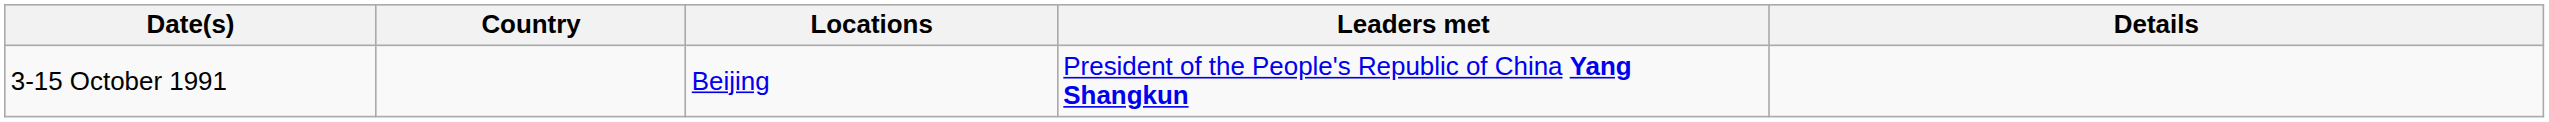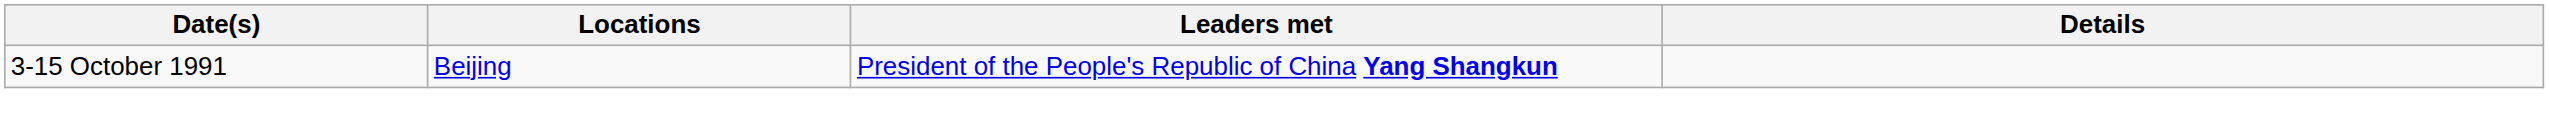- column: (531, 25)
